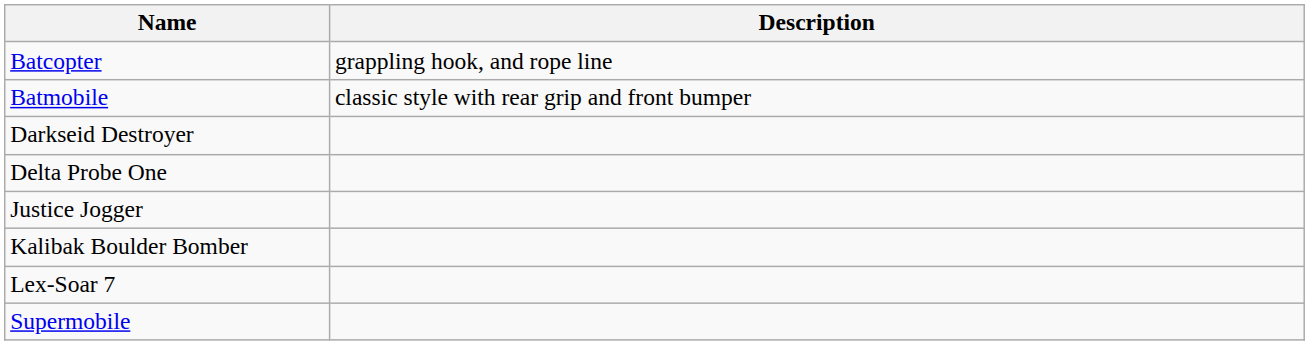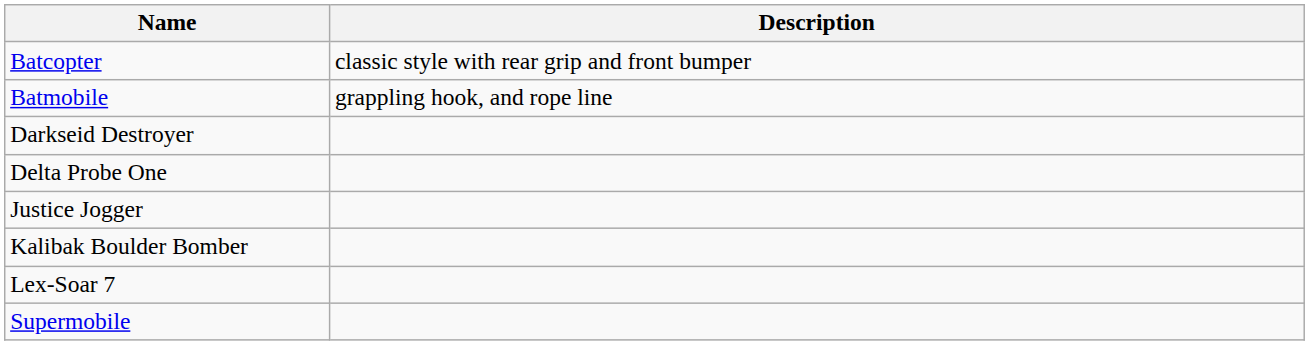(474, 60) grappling hook, and rope line -> (543, 60) classic style with rear grip and front bumper
(543, 97) classic style with rear grip and front bumper -> (474, 97) grappling hook, and rope line
